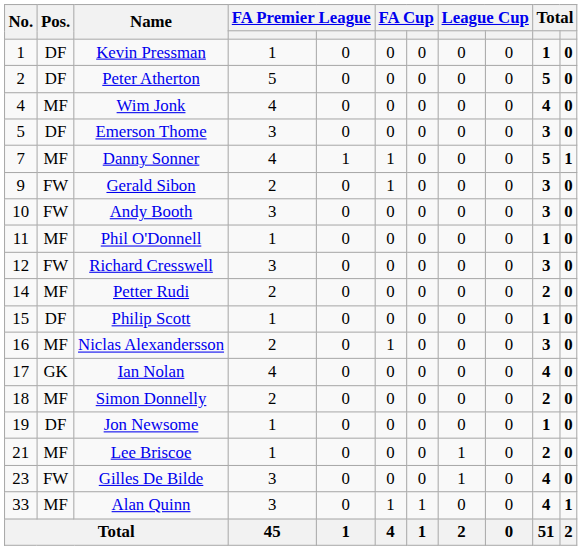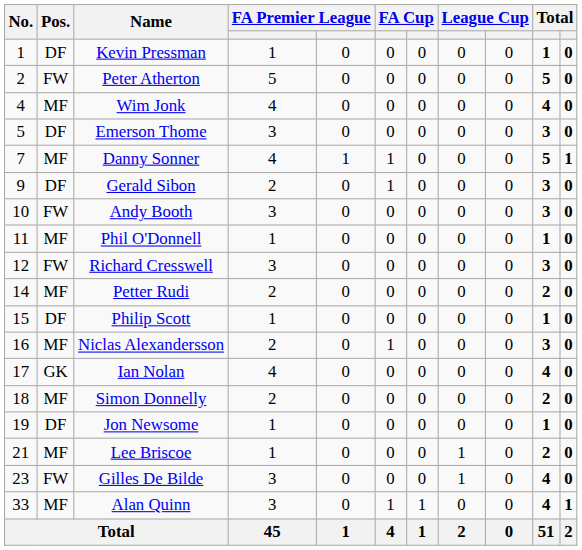(56, 78) DF -> (56, 78) FW
(56, 185) FW -> (56, 185) DF
